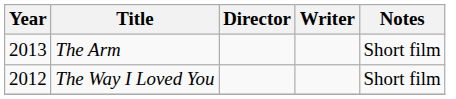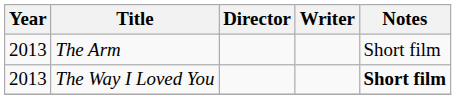(28, 79) 2012 -> (28, 79) 2013
(402, 79) normal -> (405, 79) bold
